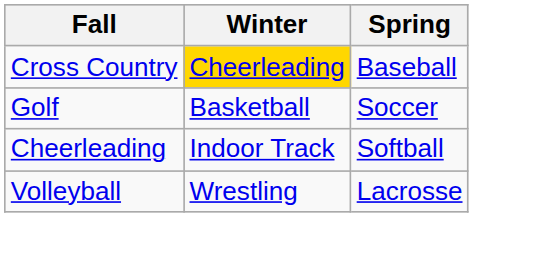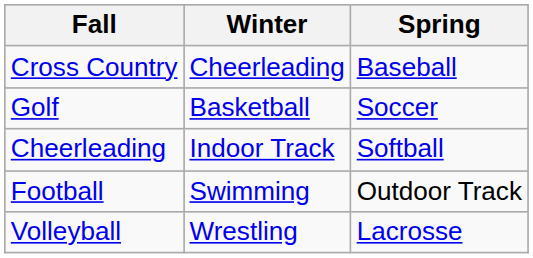(267, 66) gold background -> (267, 66) no background
+ row: (57, 190)
